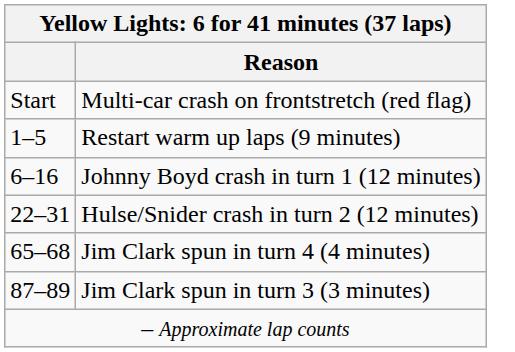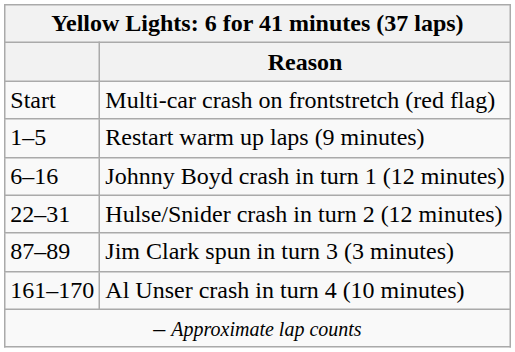- row: (256, 251)
+ row: (285, 289)
